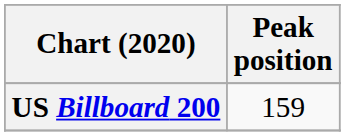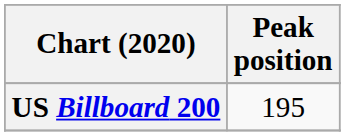(283, 106) 159 -> (283, 106) 195
